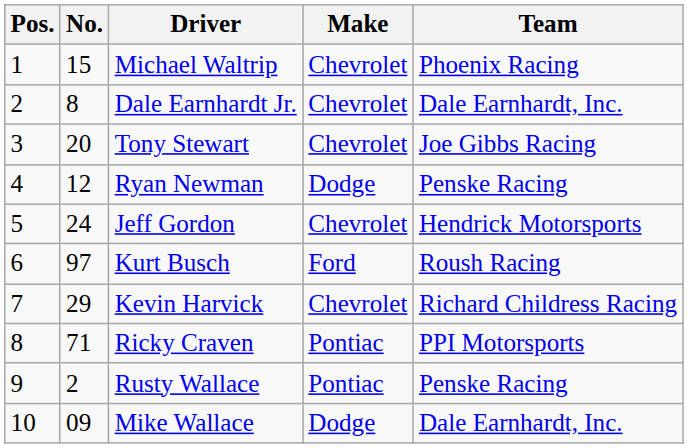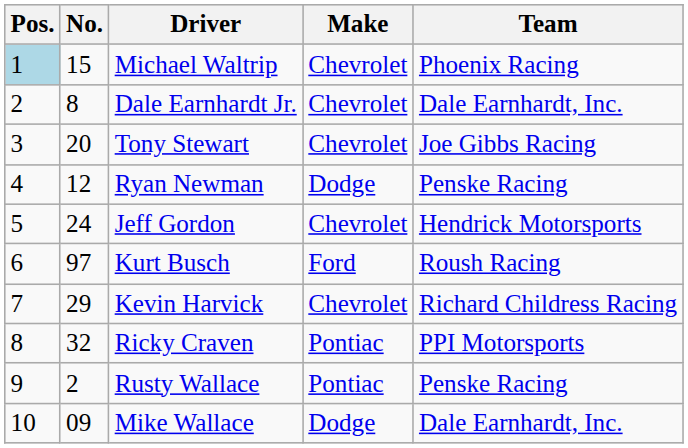(17, 64) no background -> (17, 64) lightblue background
(79, 343) 71 -> (79, 343) 32
